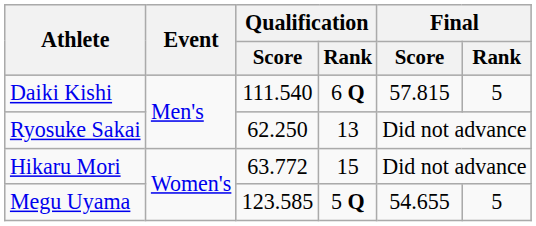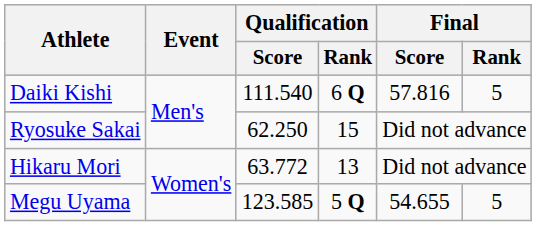(419, 93) 57.815 -> (419, 93) 57.816
(348, 130) 13 -> (348, 130) 15
(348, 166) 15 -> (348, 166) 13
